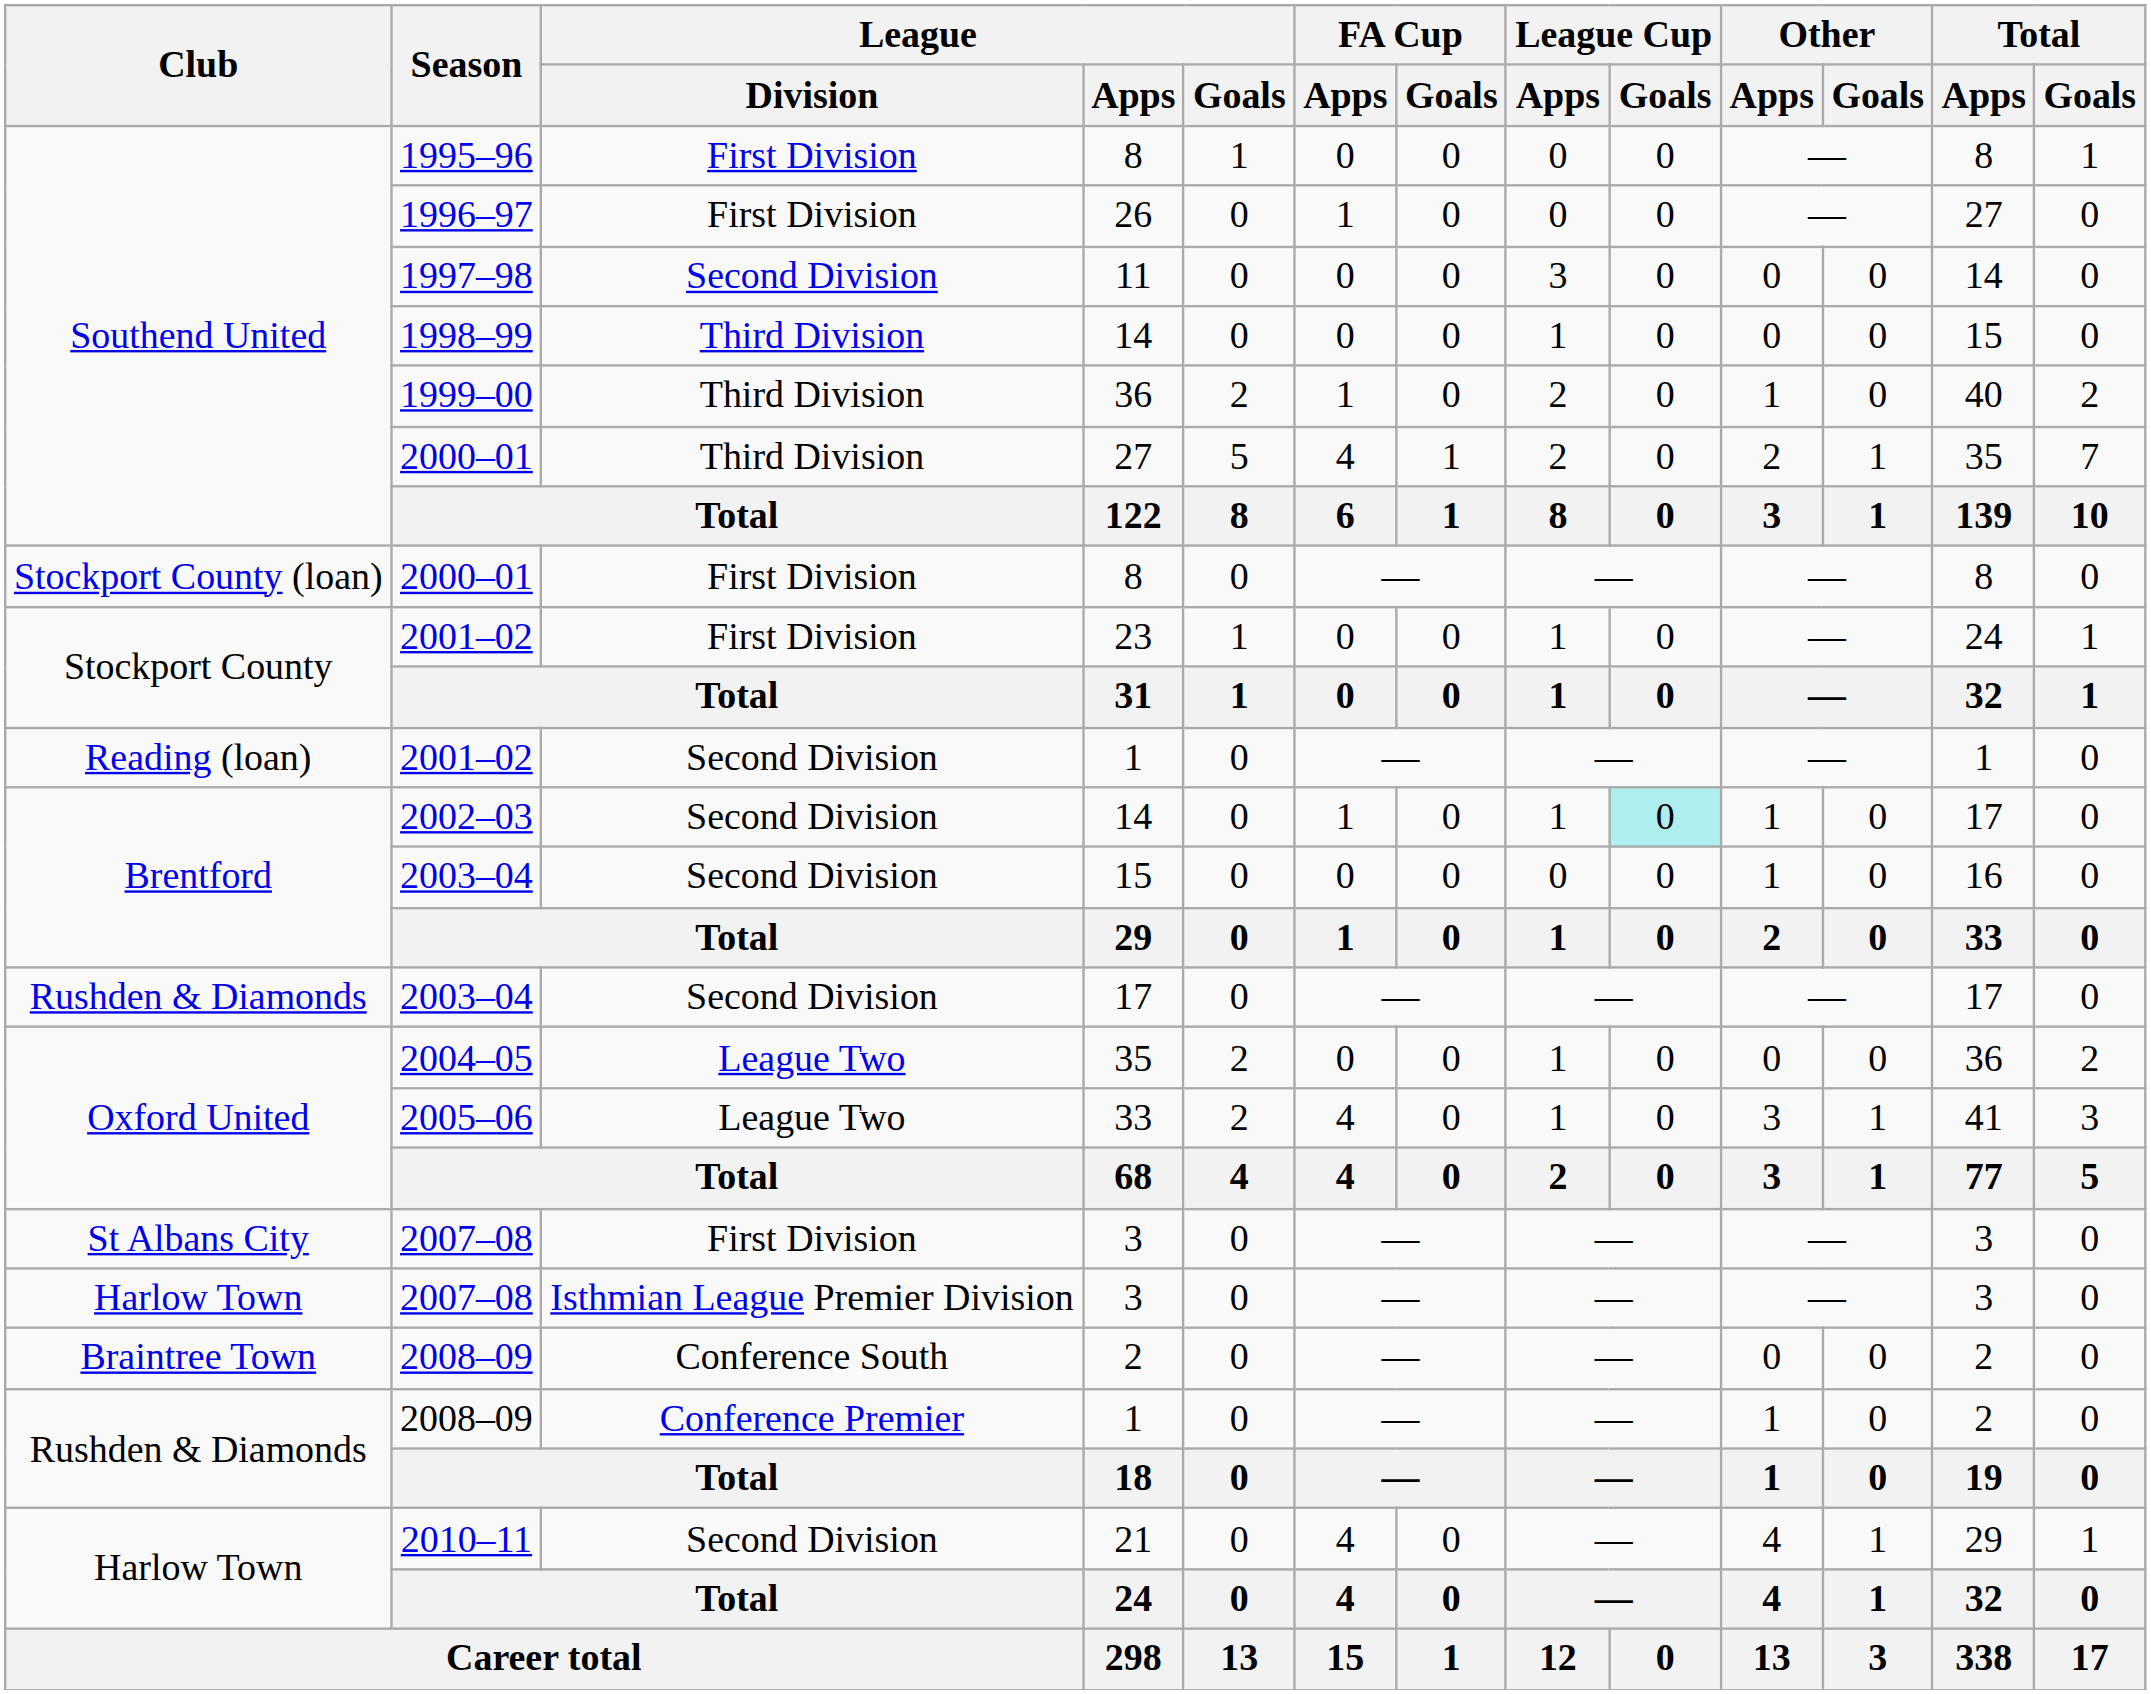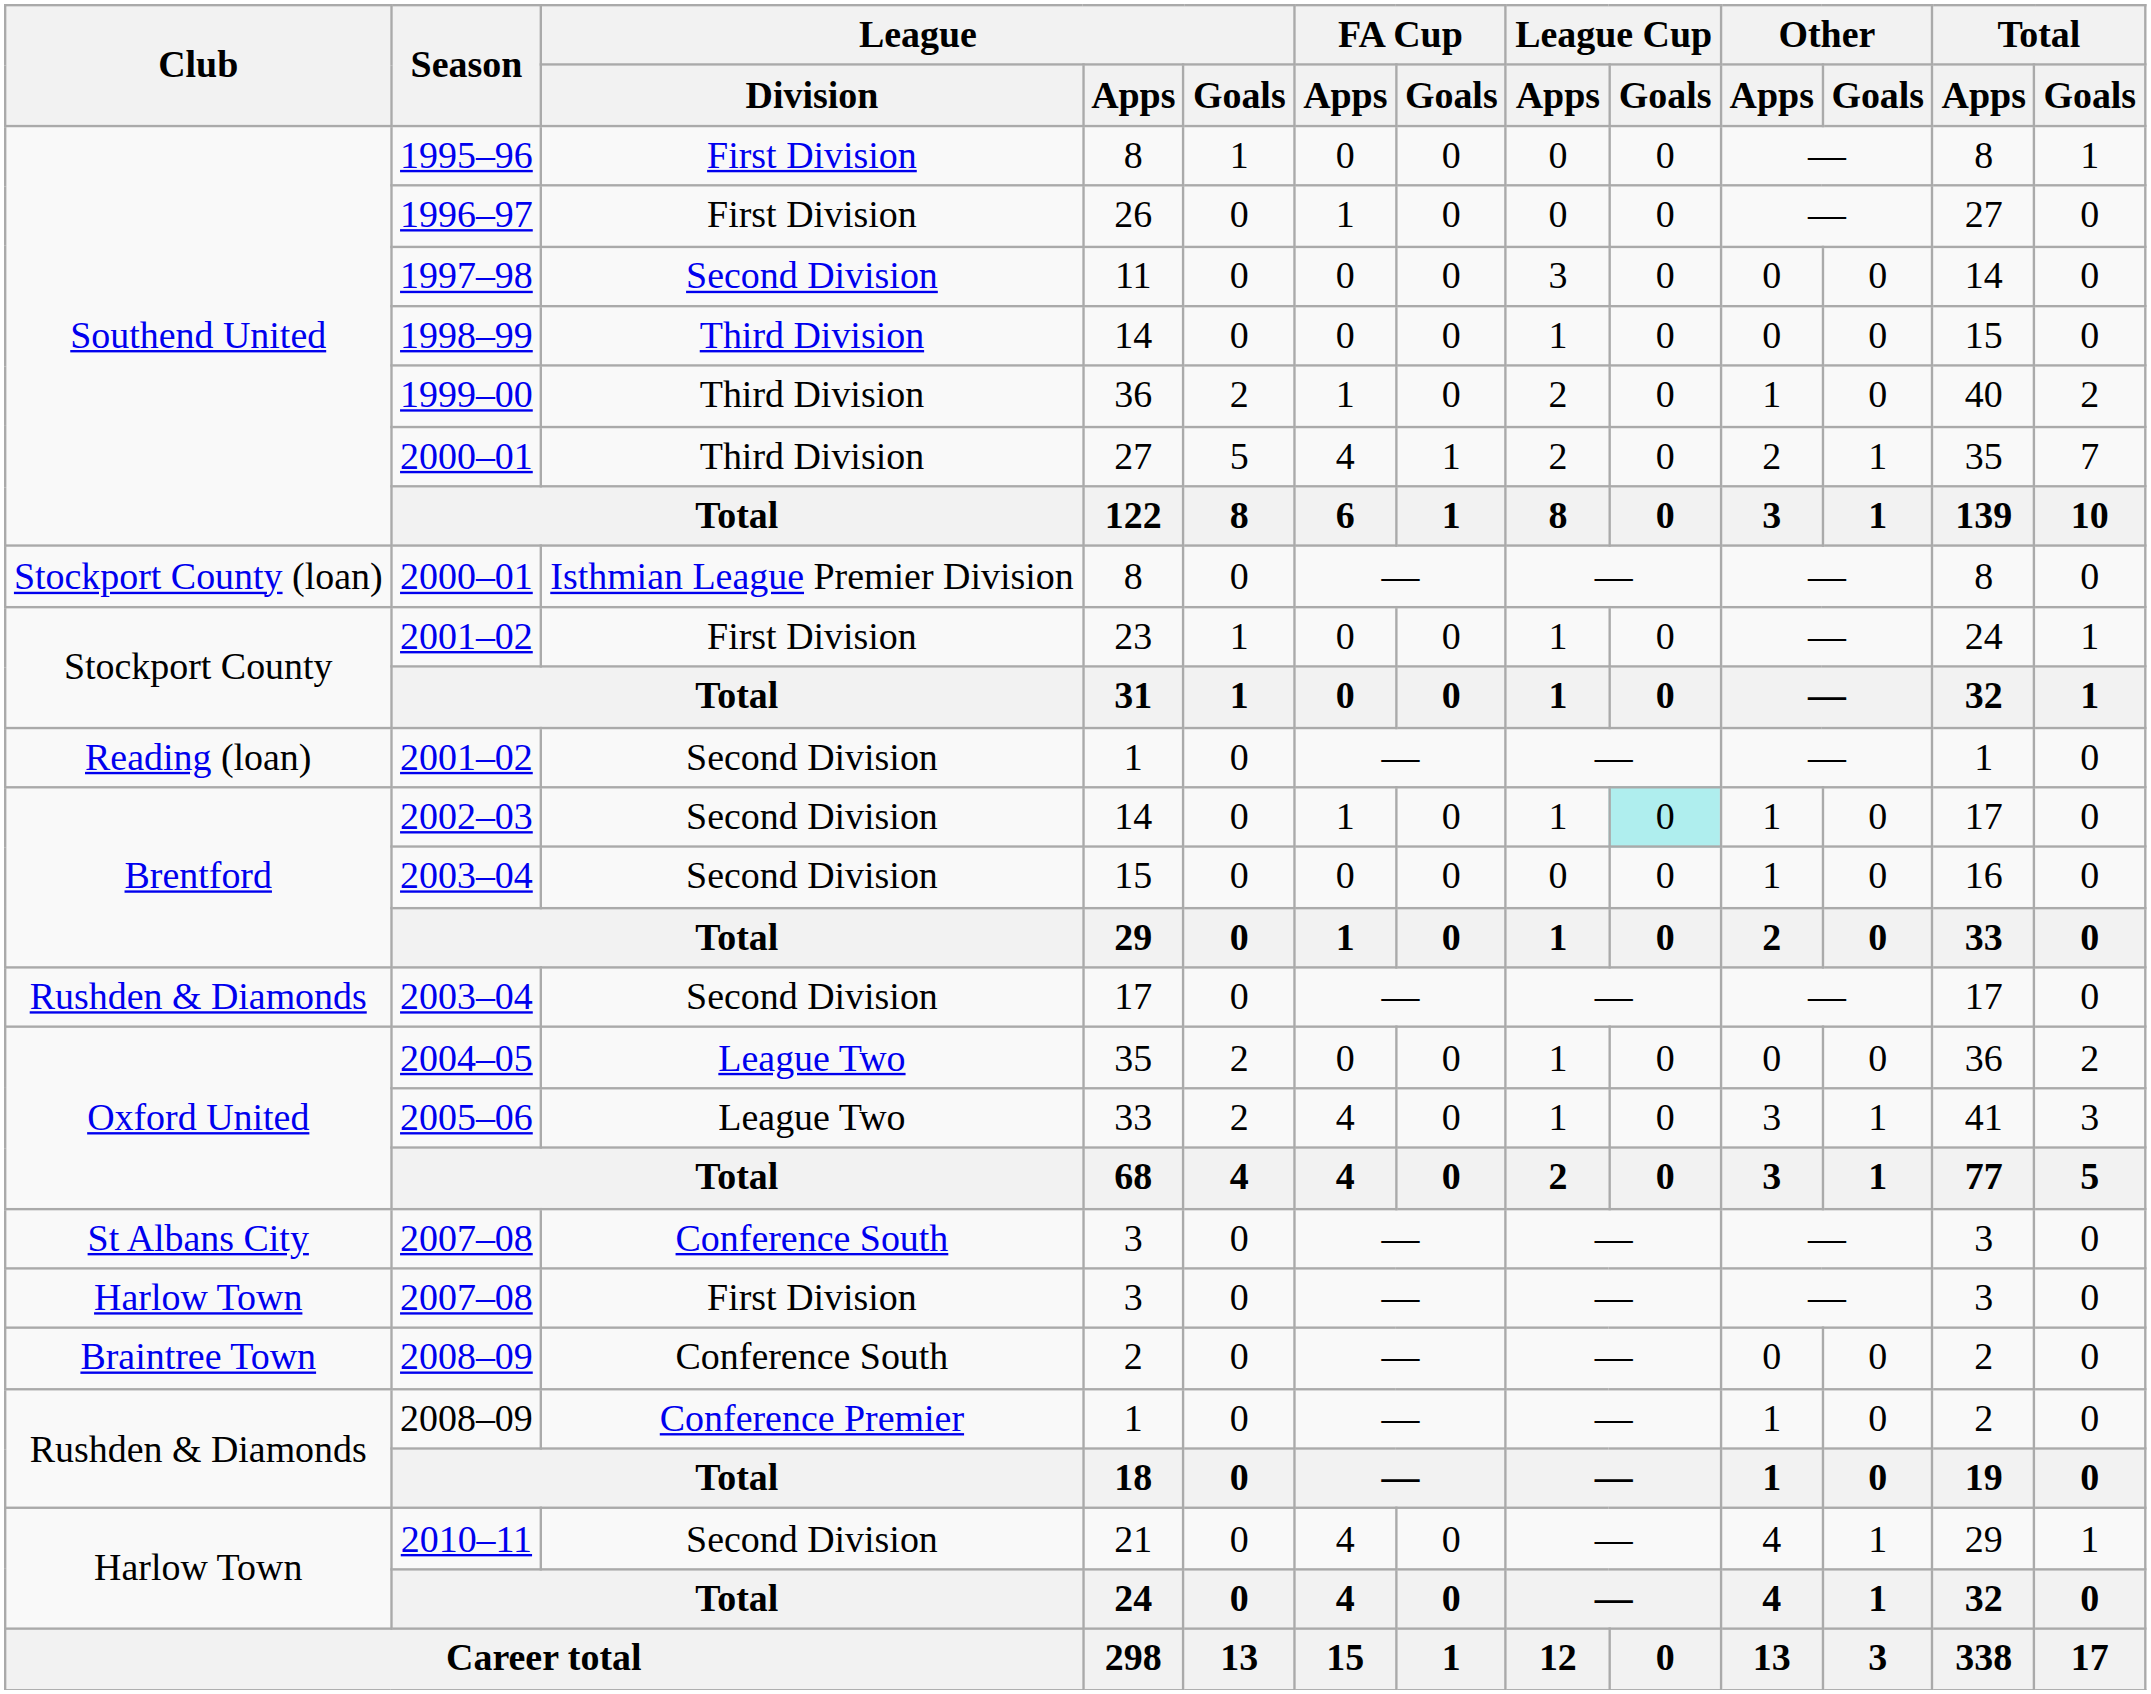(812, 575) First Division -> (812, 575) Isthmian League Premier Division
(812, 1237) First Division -> (812, 1237) Conference South
(812, 1297) Isthmian League Premier Division -> (812, 1297) First Division
